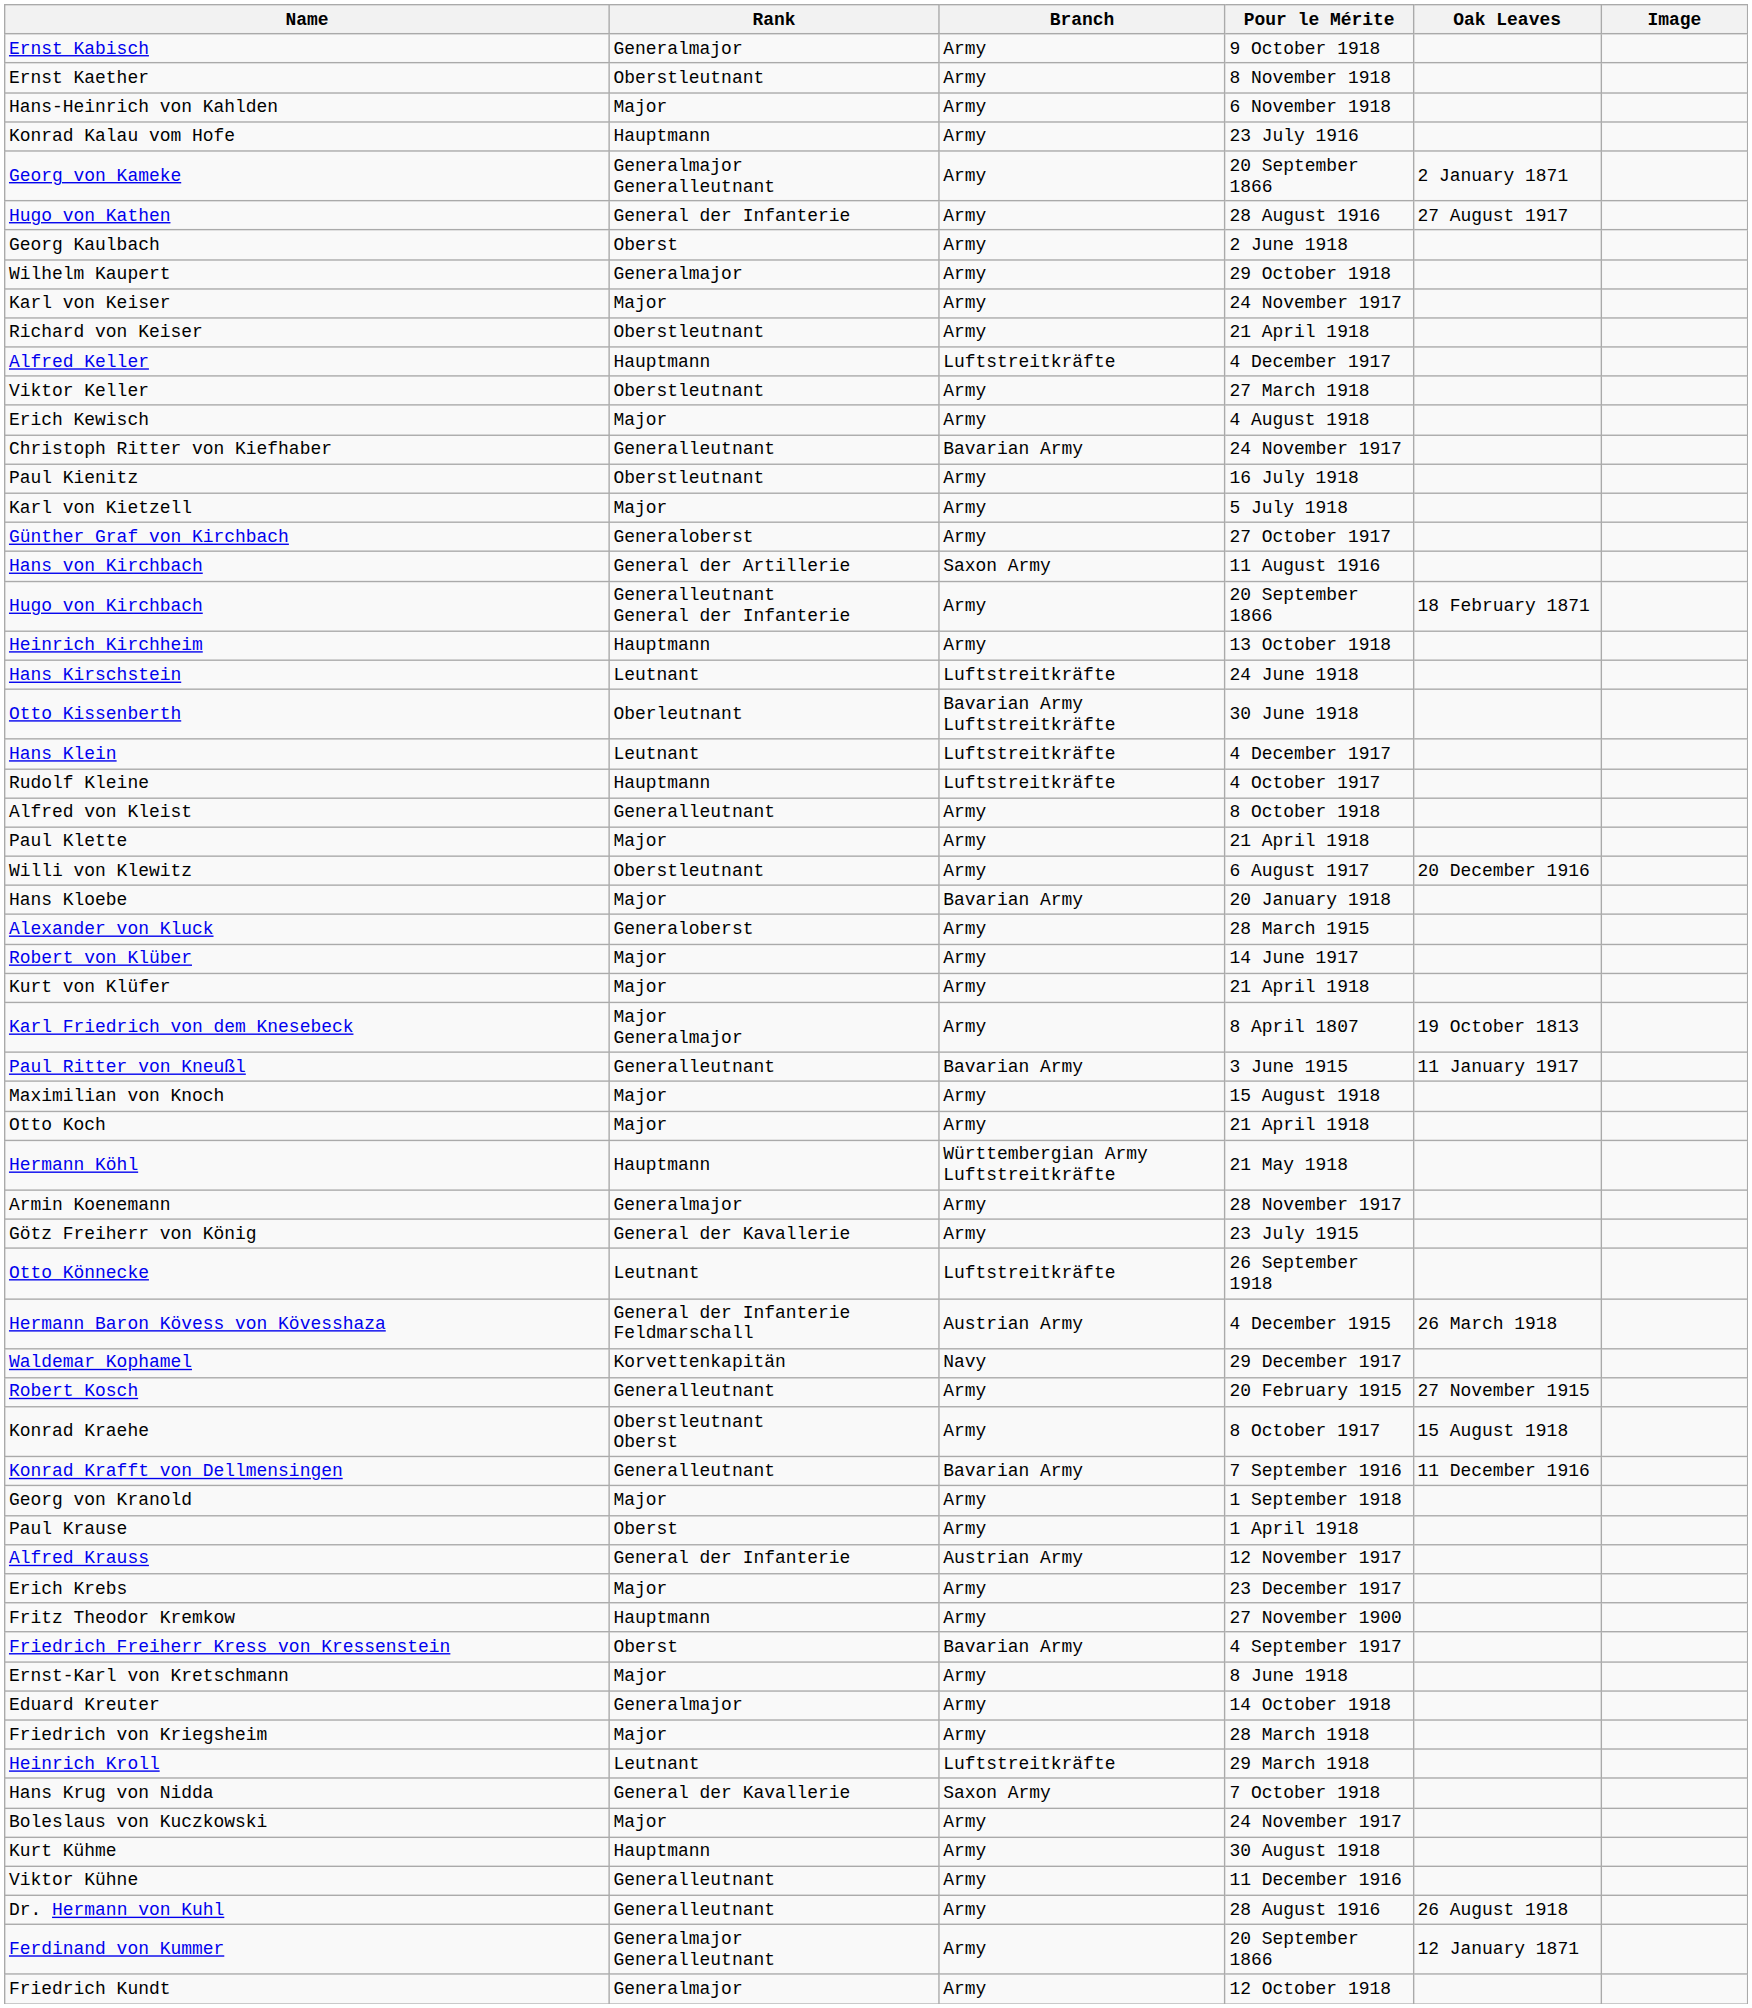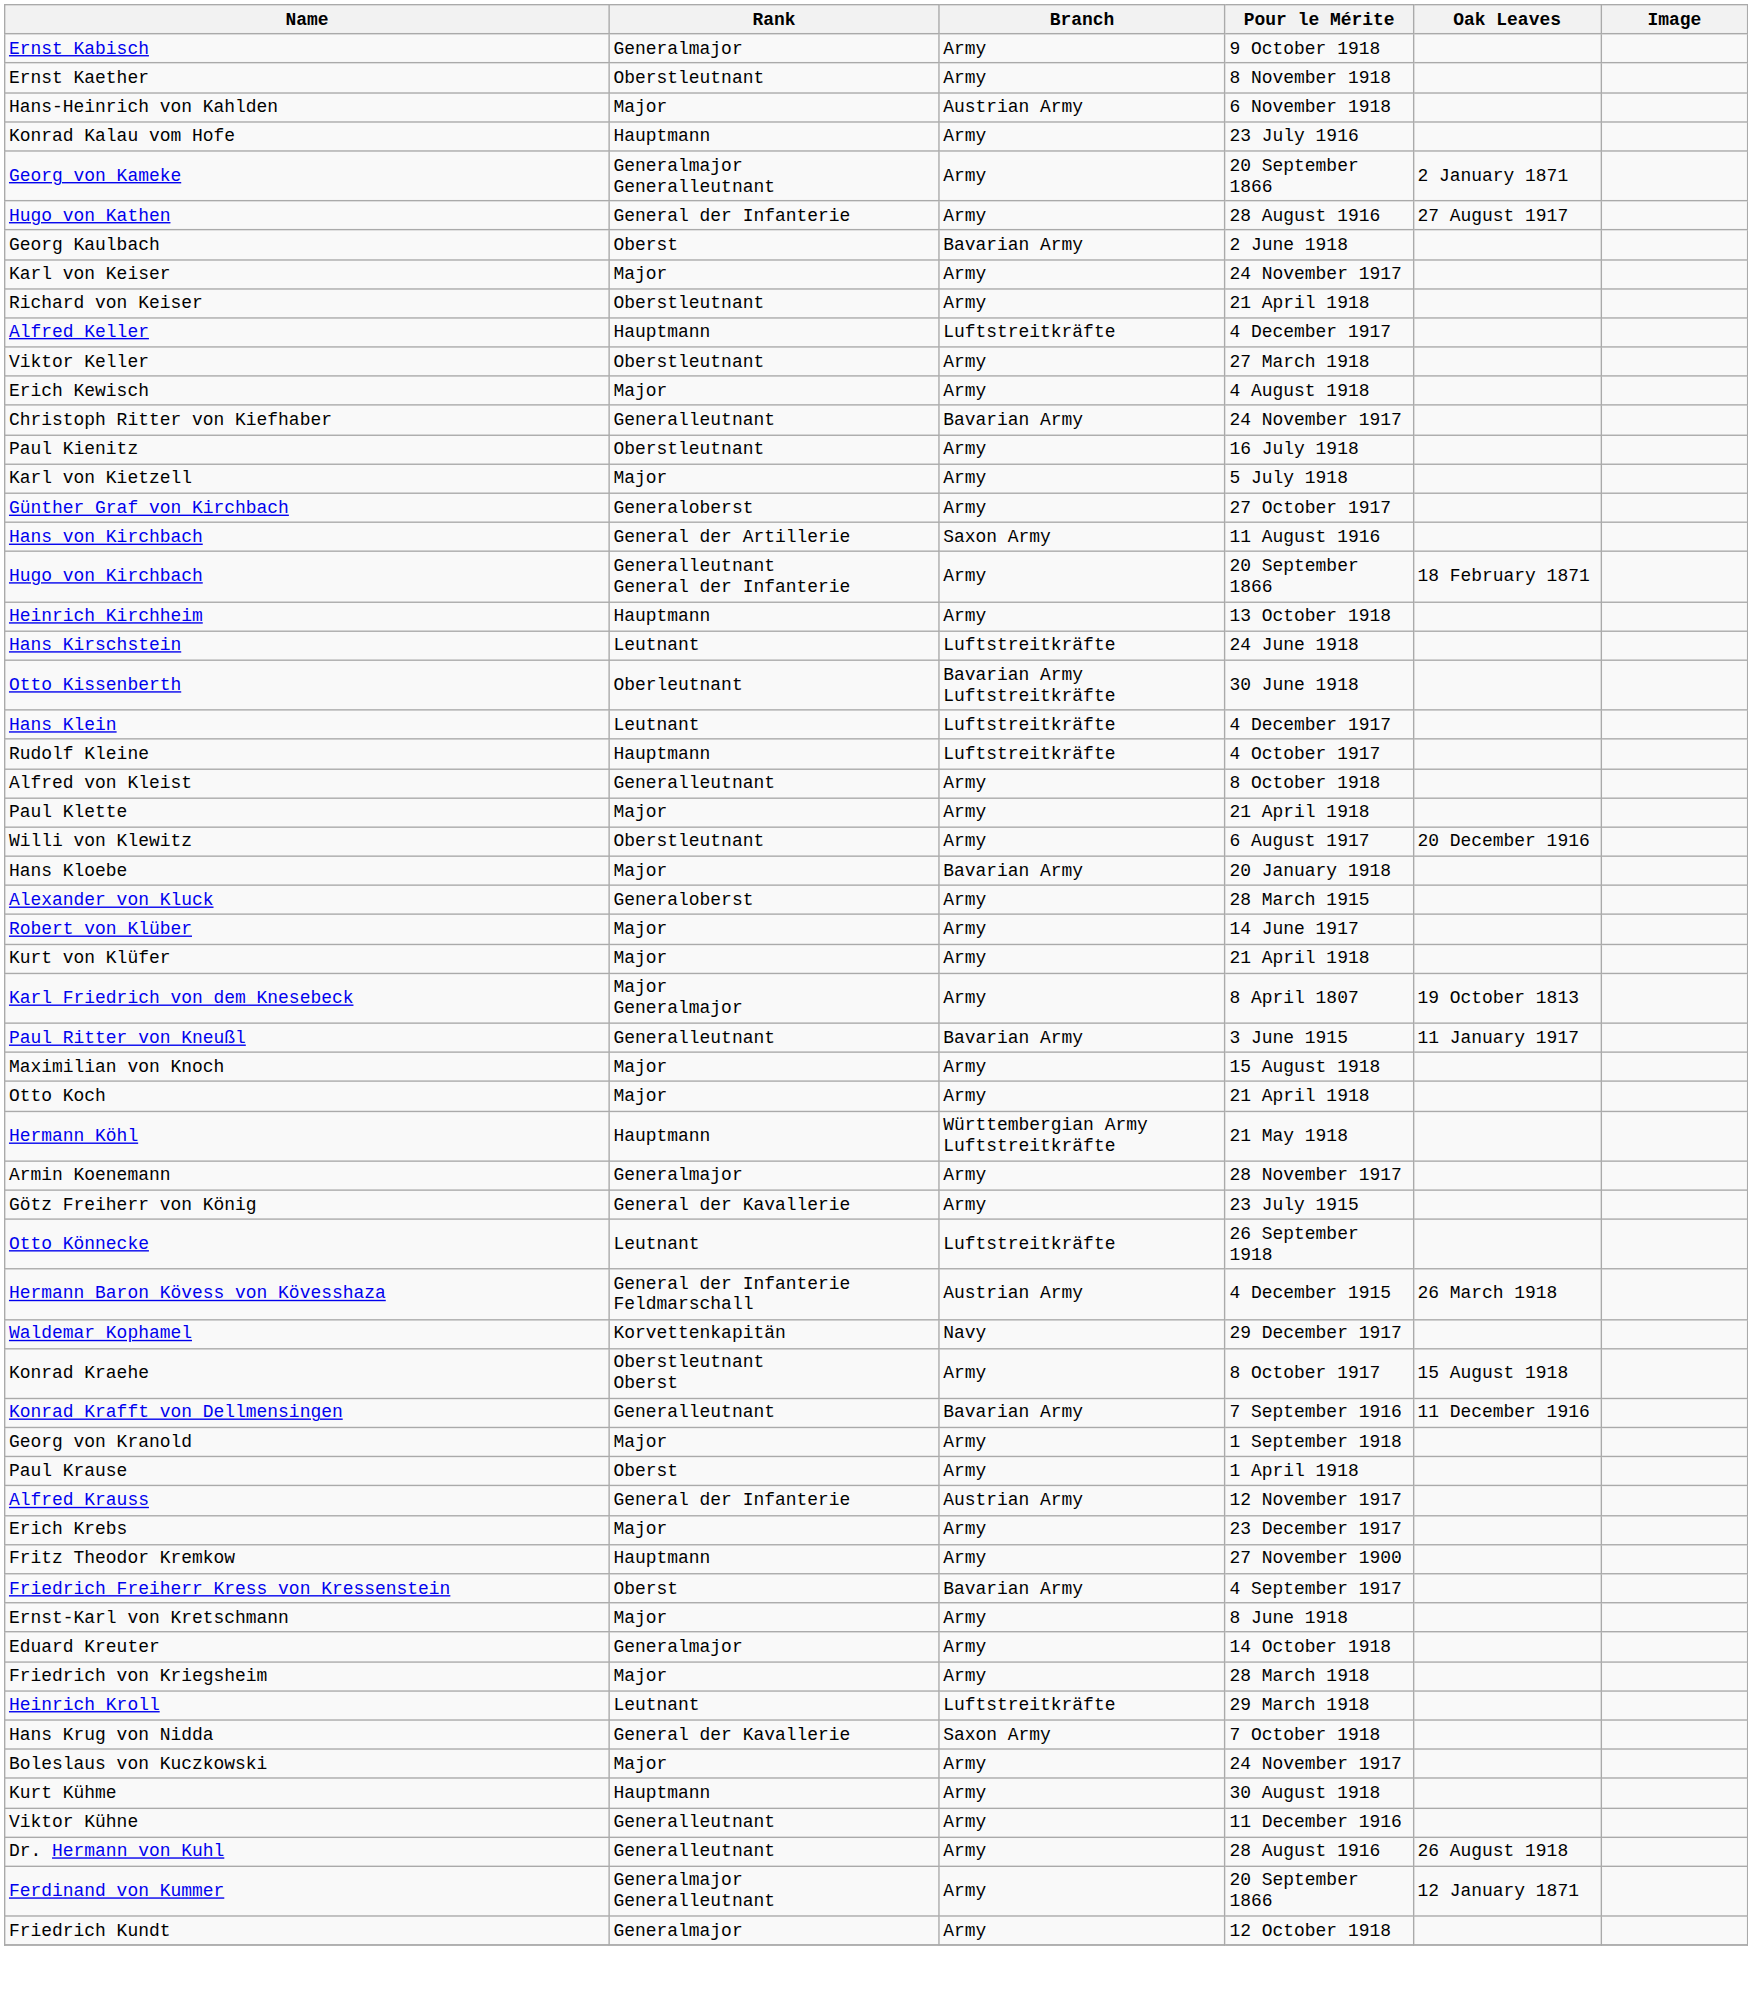(965, 107) Army -> (1013, 107) Austrian Army
(965, 245) Army -> (1013, 245) Bavarian Army
- row: (90, 274)
- row: (74, 1392)
